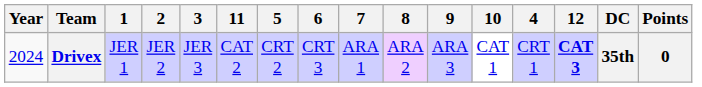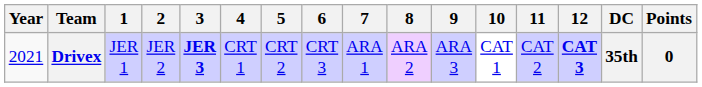columns swapped: (534, 18) <-> (237, 18)
(26, 56) 2024 -> (26, 56) 2021
(198, 56) normal -> (200, 56) bold
